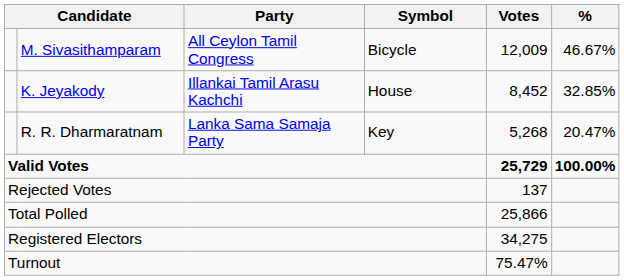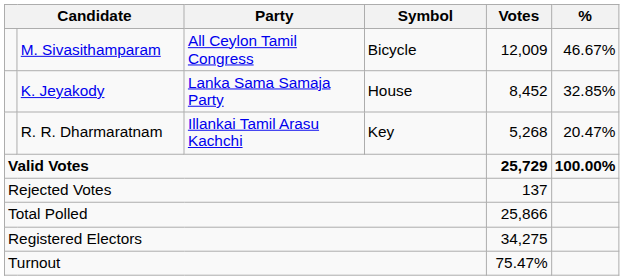(253, 91) Illankai Tamil Arasu Kachchi -> (259, 91) Lanka Sama Samaja Party
(259, 132) Lanka Sama Samaja Party -> (253, 132) Illankai Tamil Arasu Kachchi
